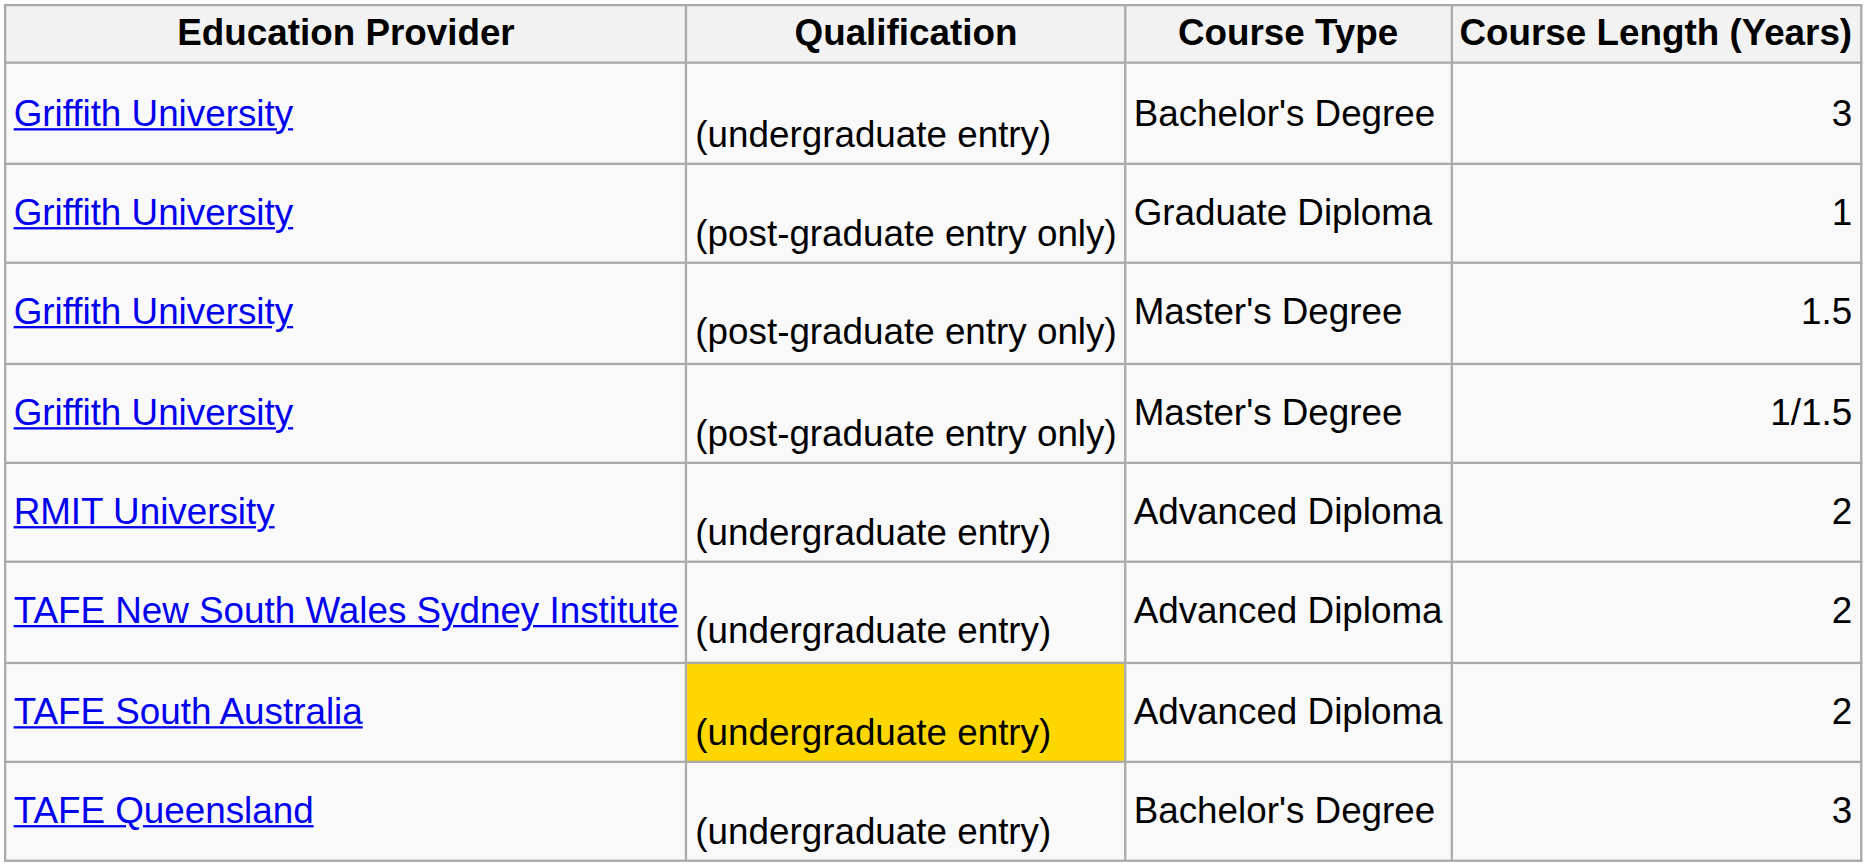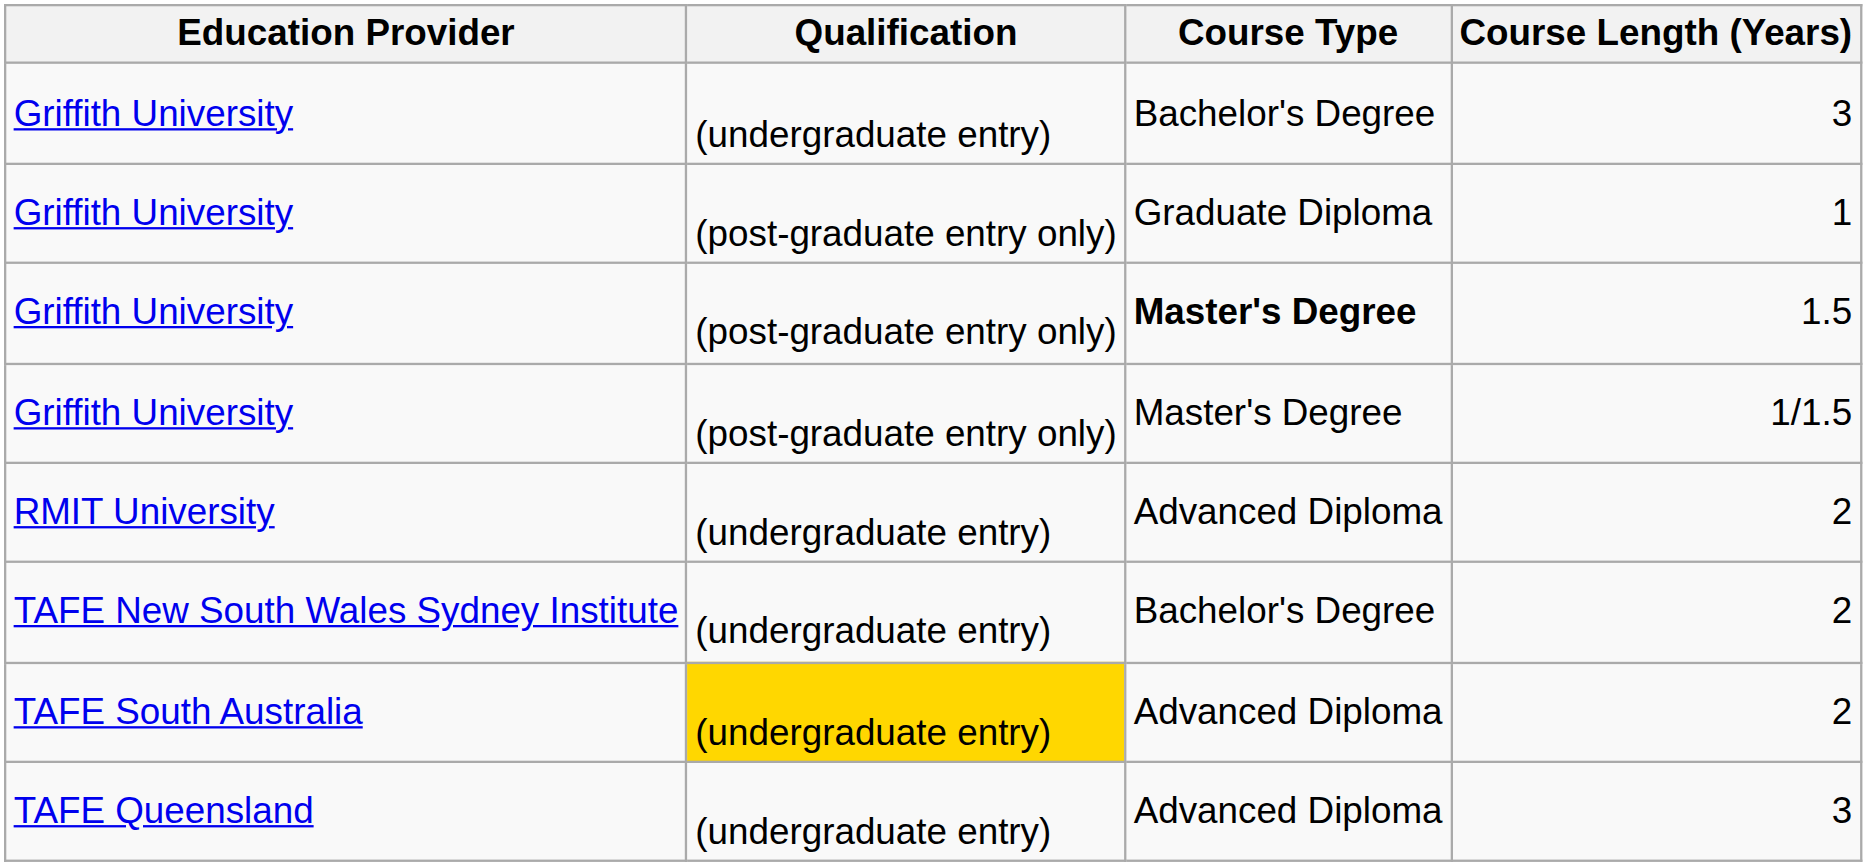(1268, 312) normal -> (1275, 312) bold
(1288, 611) Advanced Diploma -> (1284, 611) Bachelor's Degree
(1284, 811) Bachelor's Degree -> (1288, 811) Advanced Diploma
